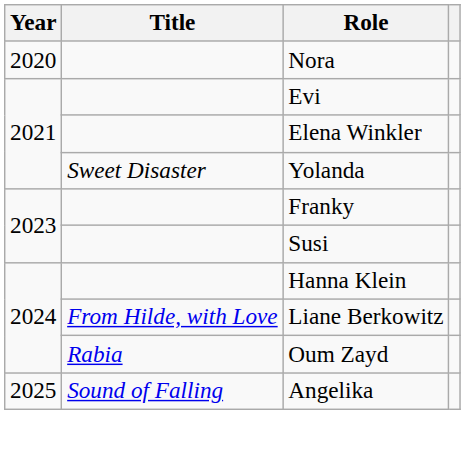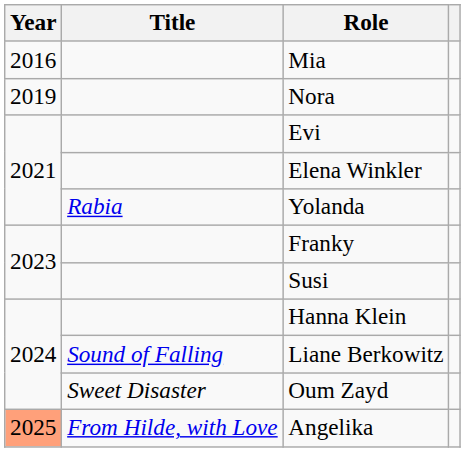+ row: (307, 59)
(33, 59) 2020 -> (33, 96) 2019
(136, 170) Sweet Disaster -> (95, 206) Rabia
(172, 317) From Hilde, with Love -> (145, 354) Sound of Falling
(95, 354) Rabia -> (136, 390) Sweet Disaster
(33, 390) no background -> (33, 427) lightsalmon background
(145, 390) Sound of Falling -> (172, 427) From Hilde, with Love
